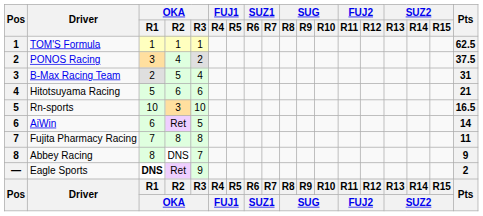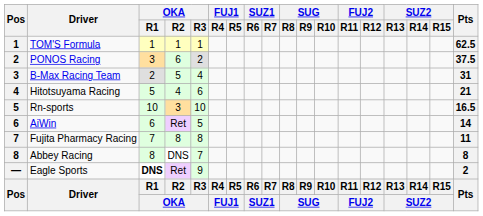(178, 59) 4 -> (178, 59) 6
(178, 91) 6 -> (178, 91) 4
(466, 155) 9 -> (466, 155) 8
